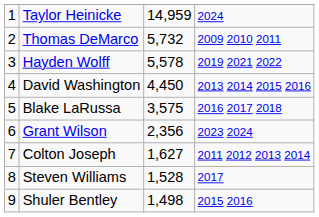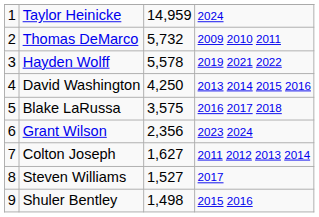(165, 85) 4,450 -> (165, 85) 4,250
(165, 177) 1,528 -> (165, 177) 1,527
